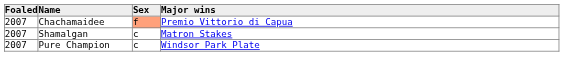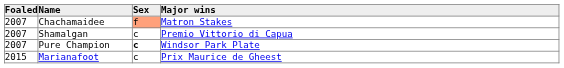(227, 22) Premio Vittorio di Capua -> (197, 22) Matron Stakes
(197, 34) Matron Stakes -> (227, 34) Premio Vittorio di Capua
(136, 45) normal -> (136, 45) bold
+ row: (69, 57)
